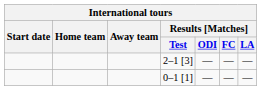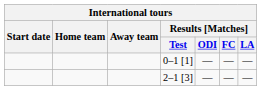rows swapped: (178, 61) <-> (178, 77)
